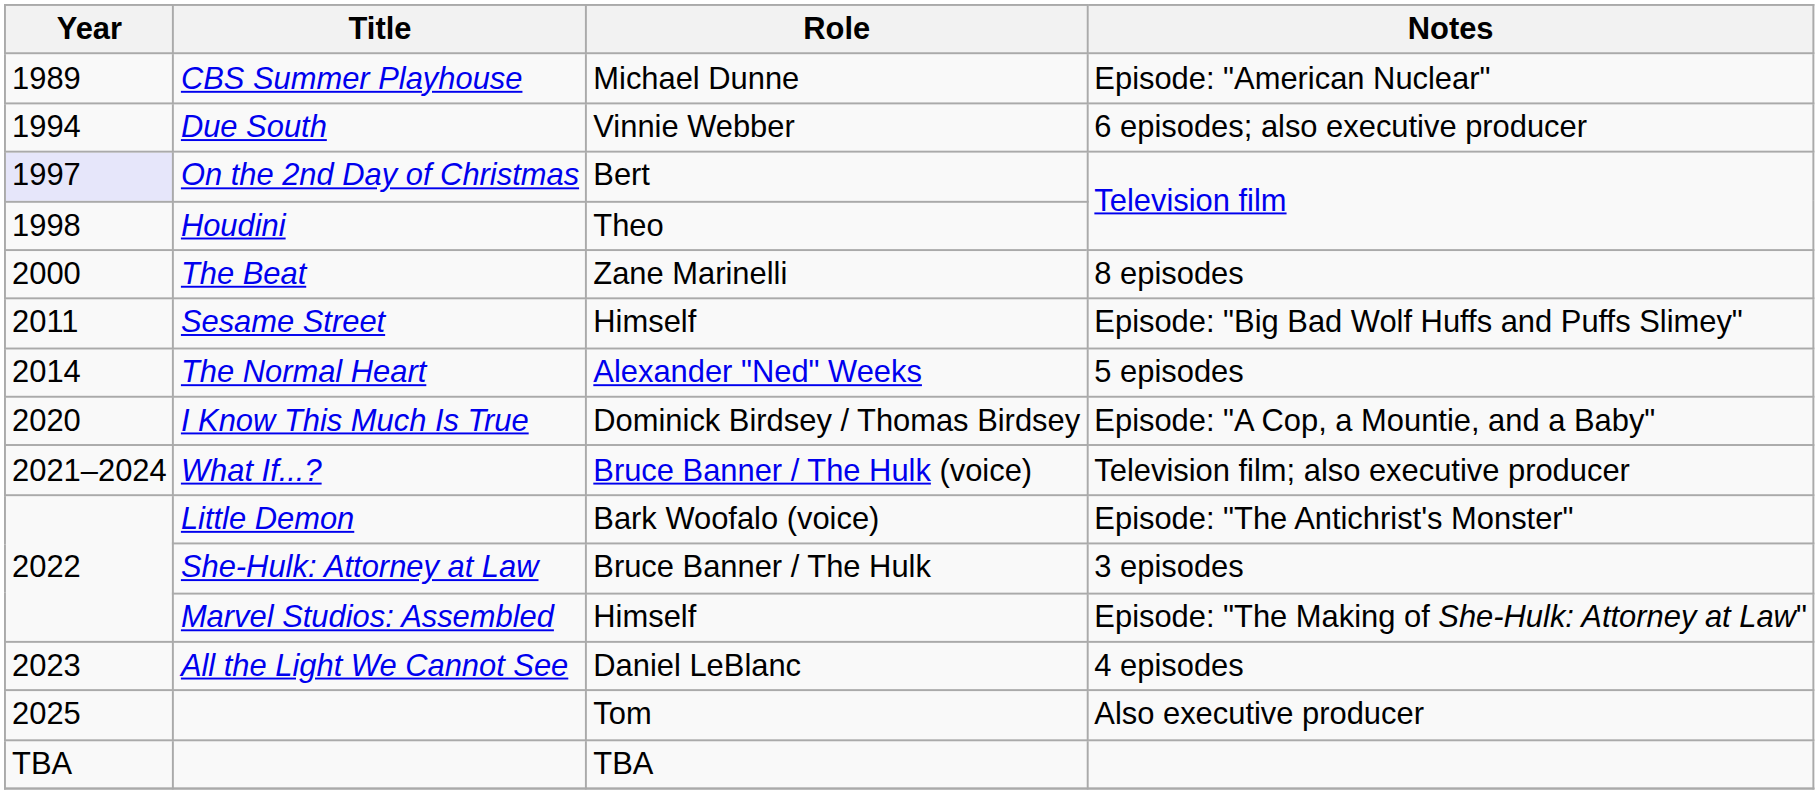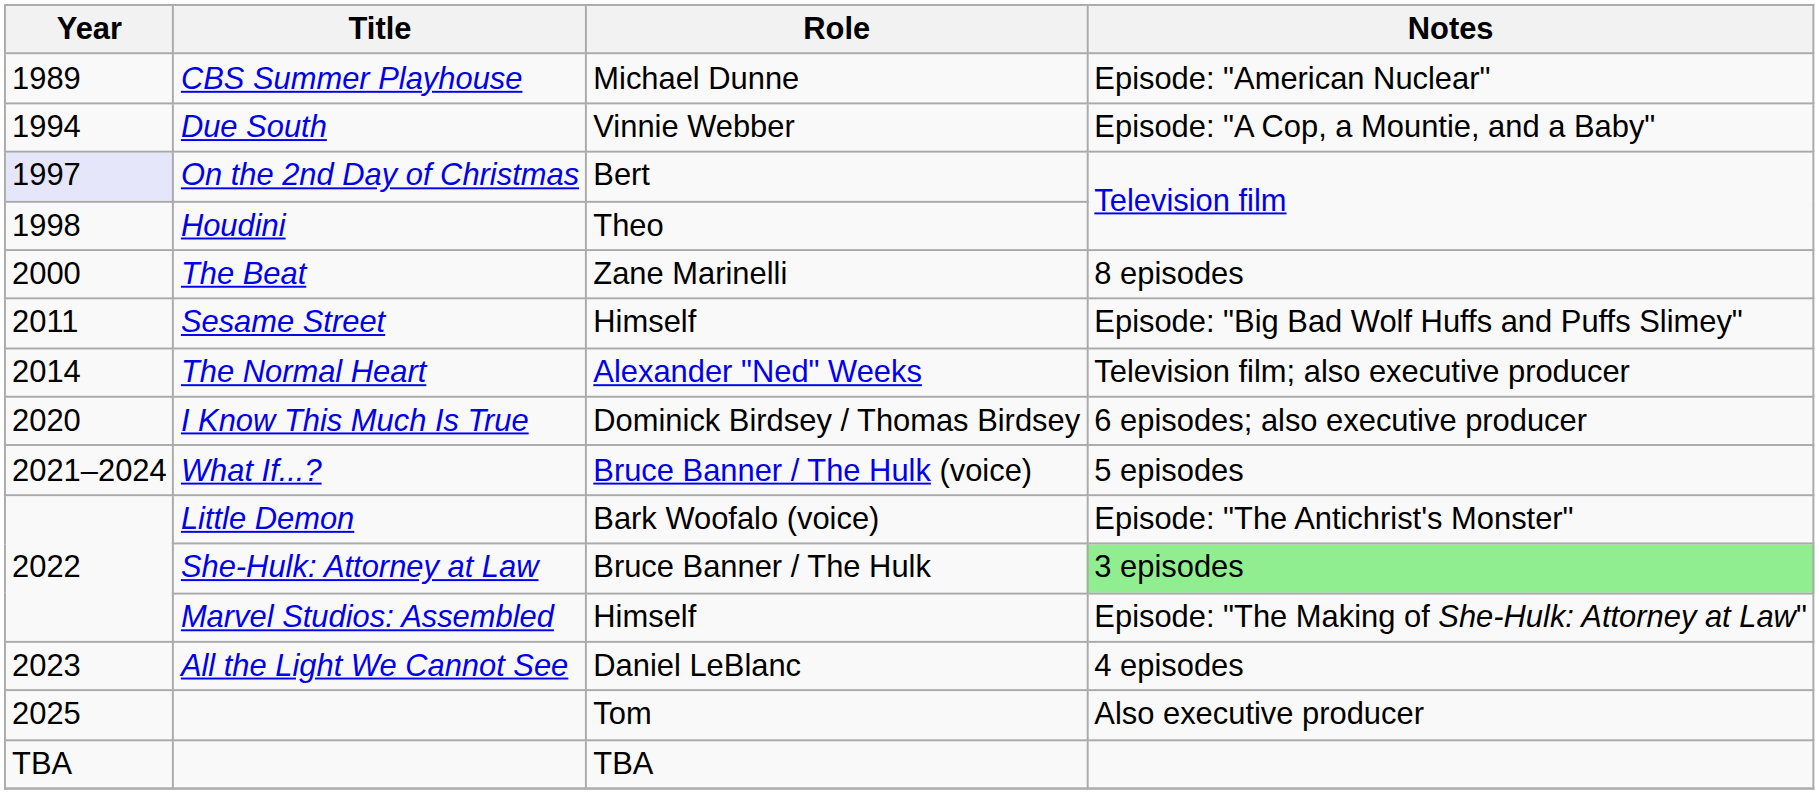(1341, 126) 6 episodes; also executive producer -> (1375, 126) Episode: "A Cop, a Mountie, and a Baby"
(1169, 371) 5 episodes -> (1362, 371) Television film; also executive producer
(1375, 420) Episode: "A Cop, a Mountie, and a Baby" -> (1341, 420) 6 episodes; also executive producer
(1362, 469) Television film; also executive producer -> (1169, 469) 5 episodes
(1169, 567) no background -> (1169, 567) lightgreen background
